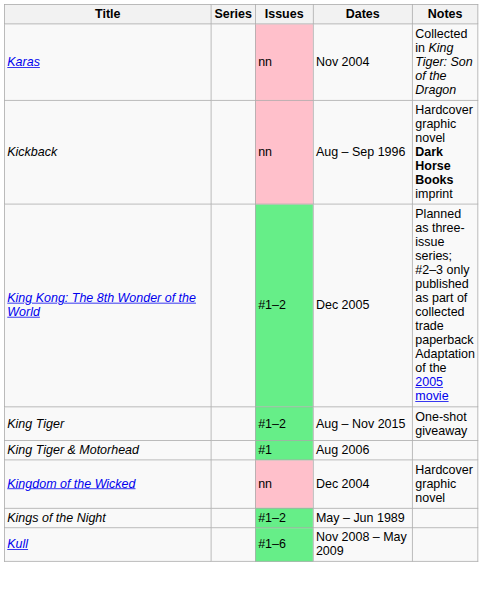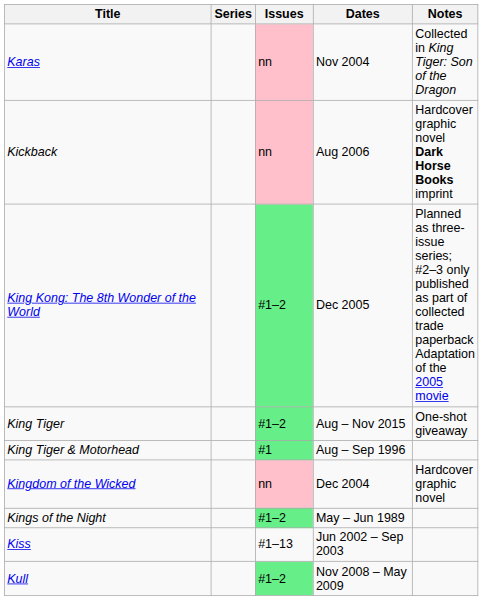(361, 152) Aug – Sep 1996 -> (343, 152) Aug 2006
(343, 450) Aug 2006 -> (361, 450) Aug – Sep 1996
+ row: (19, 544)
(272, 544) #1–6 -> (272, 578) #1–2
